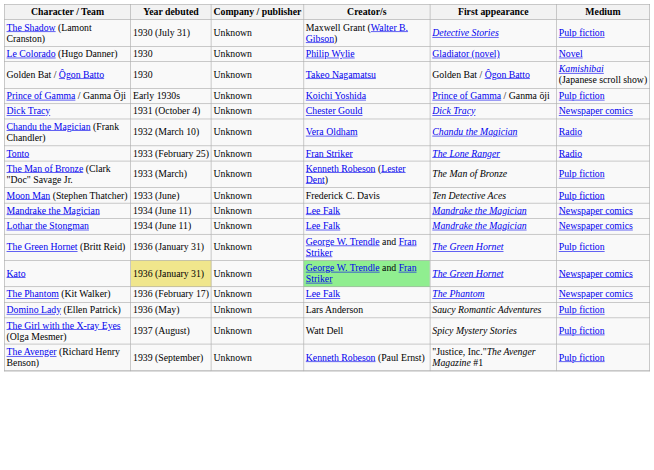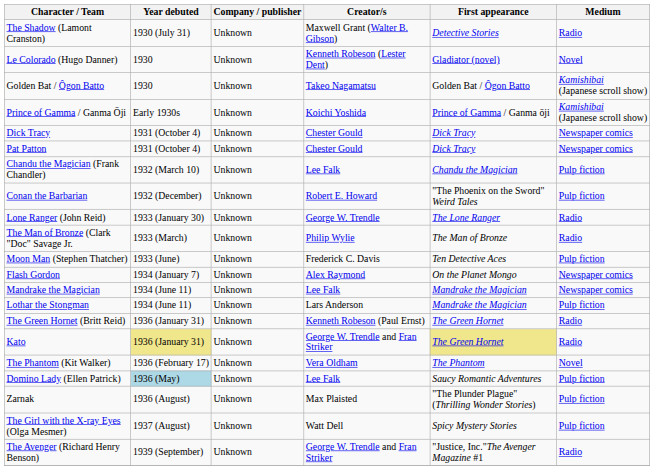(582, 33) Pulp fiction -> (570, 33) Radio
(330, 54) Philip Wylie -> (356, 59) Kenneth Robeson (Lester Dent)
(582, 96) Pulp fiction -> (603, 112) Kamishibai (Japanese scroll show)
+ row: (26, 149)
(332, 132) Vera Oldham -> (323, 170) Lee Falk
(570, 132) Radio -> (582, 170) Pulp fiction
+ row: (47, 196)
+ row: (56, 217)
- row: (18, 153)
(356, 174) Kenneth Robeson (Lester Dent) -> (330, 238) Philip Wylie
(582, 174) Pulp fiction -> (570, 238) Radio
+ row: (33, 274)
(323, 226) Lee Falk -> (334, 305) Lars Anderson
(596, 226) Newspaper comics -> (582, 305) Pulp fiction
(361, 247) George W. Trendle and Fran Striker -> (365, 321) Kenneth Robeson (Paul Ernst)
(582, 247) Pulp fiction -> (570, 321) Radio
(361, 273) lightgreen background -> (361, 342) no background
(468, 273) no background -> (468, 342) khaki background
(596, 273) Newspaper comics -> (570, 342) Radio
(323, 294) Lee Falk -> (332, 363) Vera Oldham
(596, 294) Newspaper comics -> (571, 363) Novel
(156, 310) no background -> (156, 378) lightblue background
(334, 310) Lars Anderson -> (323, 378) Lee Falk
+ row: (20, 399)
(365, 357) Kenneth Robeson (Paul Ernst) -> (361, 452) George W. Trendle and Fran Striker
(582, 357) Pulp fiction -> (570, 452) Radio
